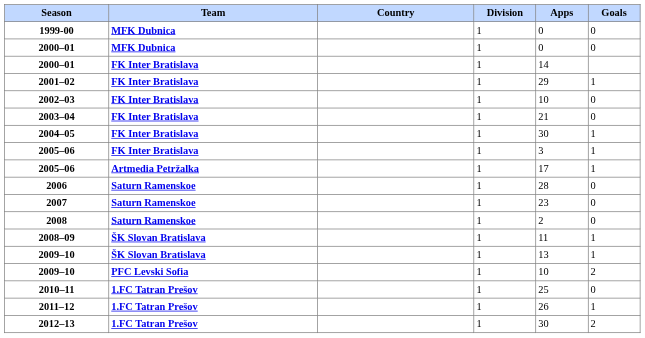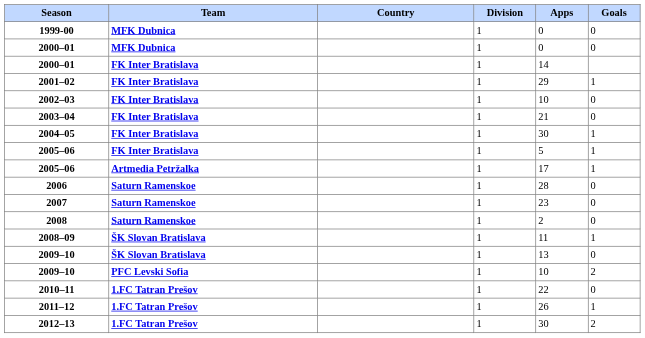(541, 151) 3 -> (541, 151) 5
(593, 255) 1 -> (593, 255) 0
(543, 289) 25 -> (543, 289) 22
